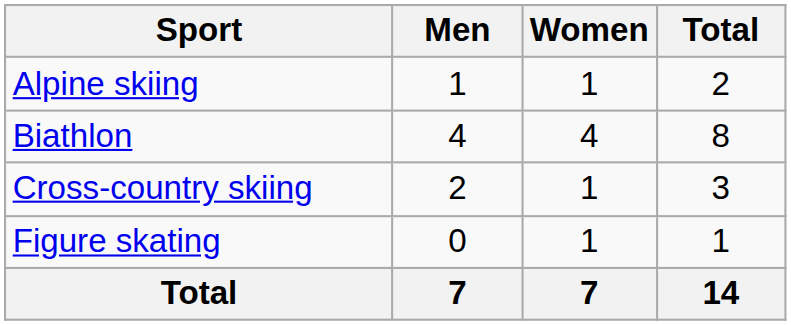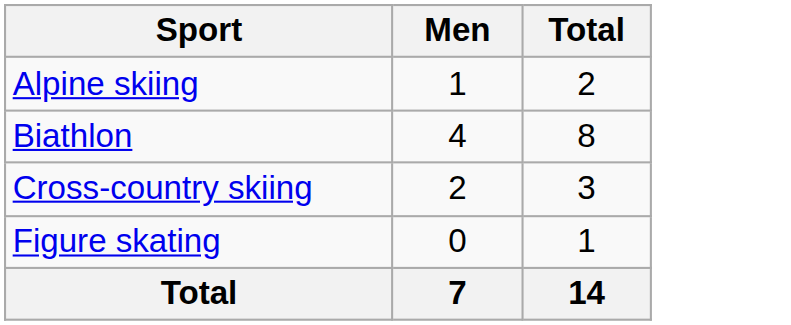- column: (589, 30)
